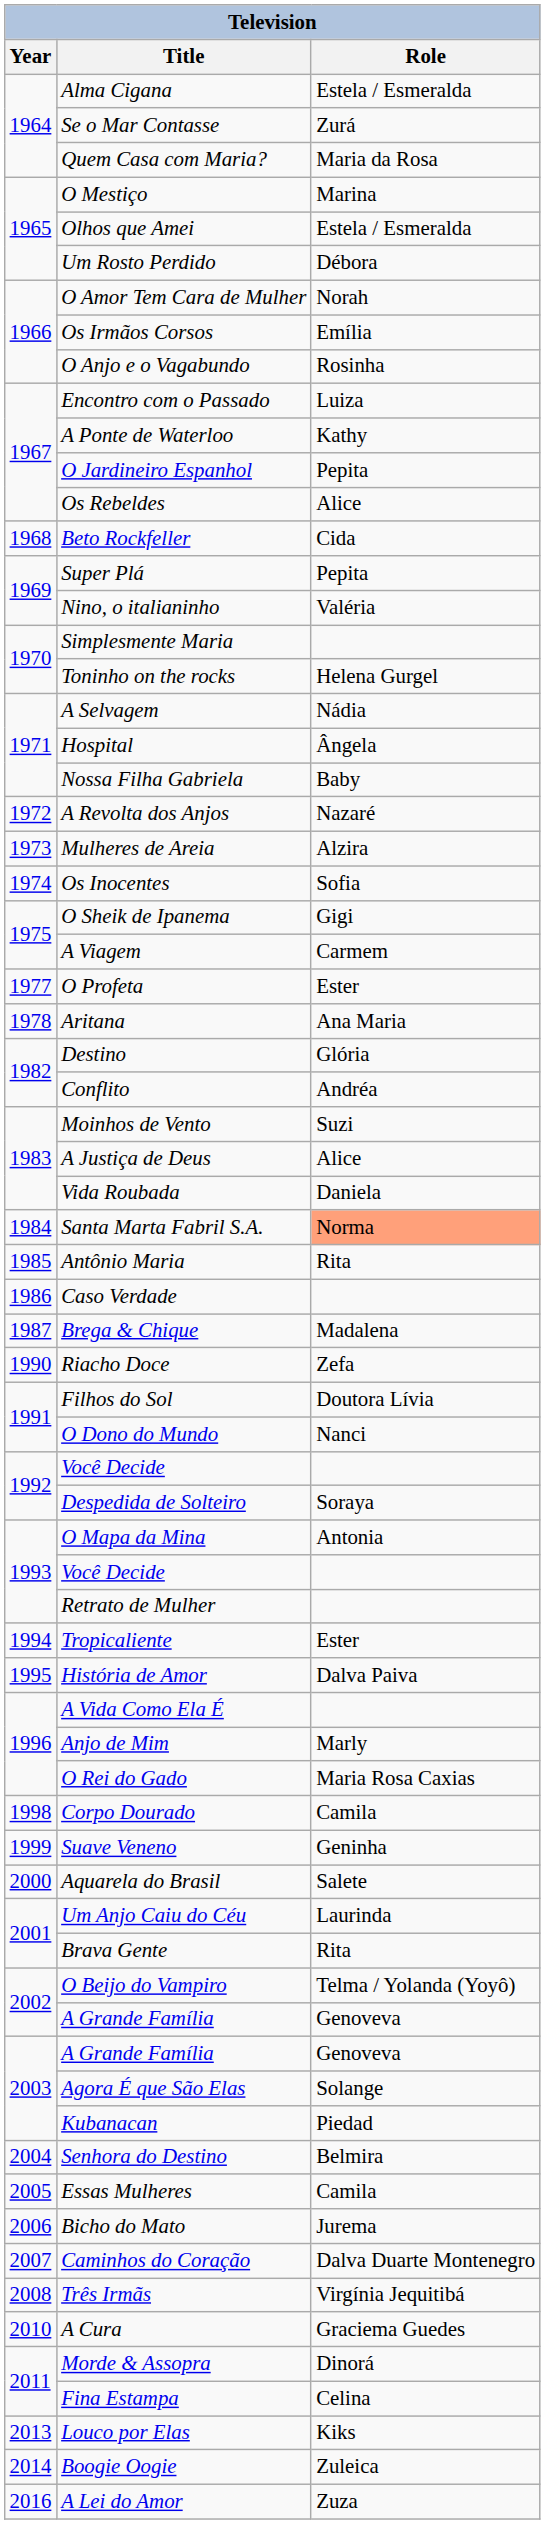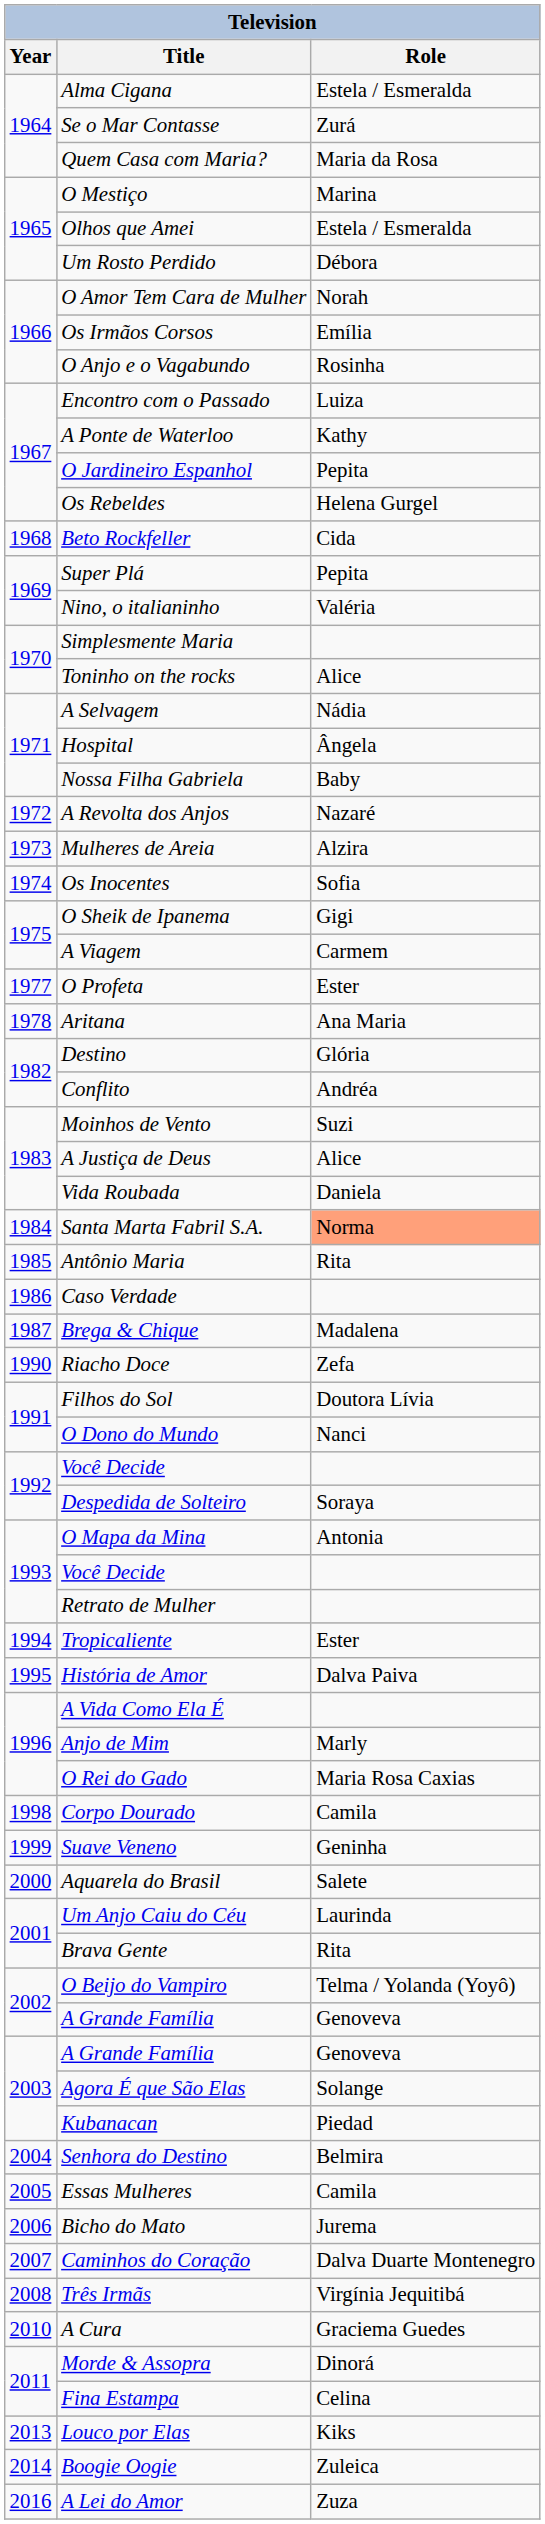(339, 504) Alice -> (377, 504) Helena Gurgel
(377, 676) Helena Gurgel -> (339, 676) Alice
